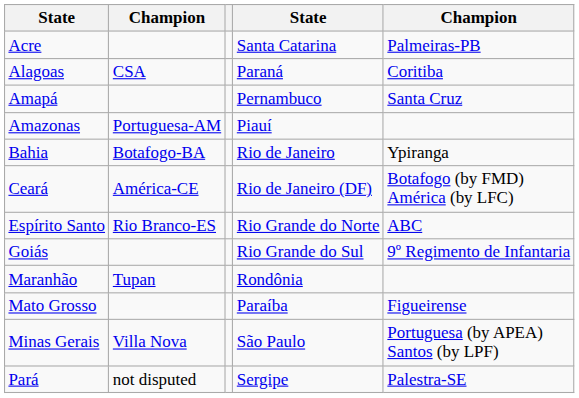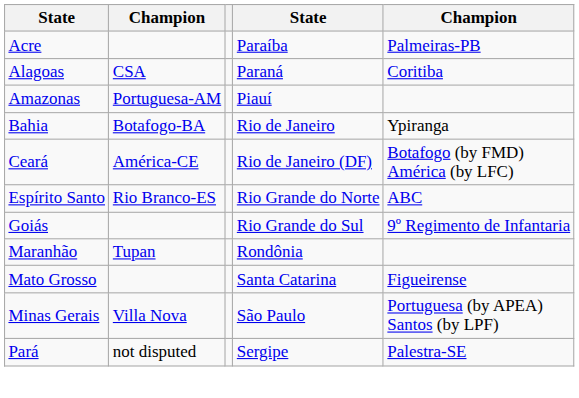(287, 44) Santa Catarina -> (262, 44) Paraíba
- row: (33, 98)
(262, 306) Paraíba -> (287, 279) Santa Catarina
